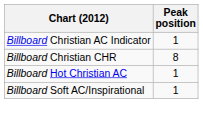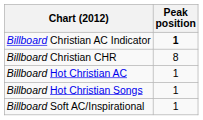(176, 40) normal -> (176, 40) bold
+ row: (75, 90)
